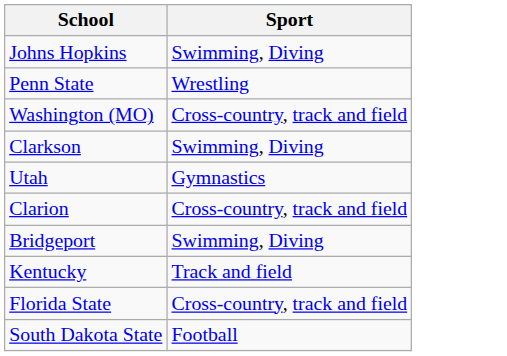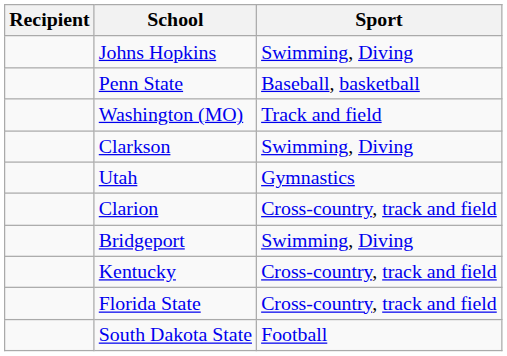+ column: (49, 20)
(210, 83) Wrestling -> (340, 83) Baseball, basketball
(289, 114) Cross-country, track and field -> (321, 114) Track and field
(232, 271) Track and field -> (379, 271) Cross-country, track and field
